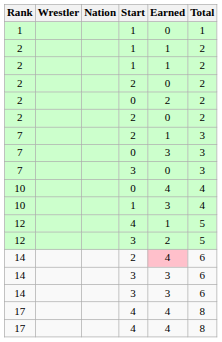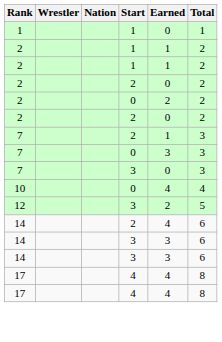- row: (20, 205)
- row: (20, 223)
(168, 258) pink background -> (168, 223) no background
